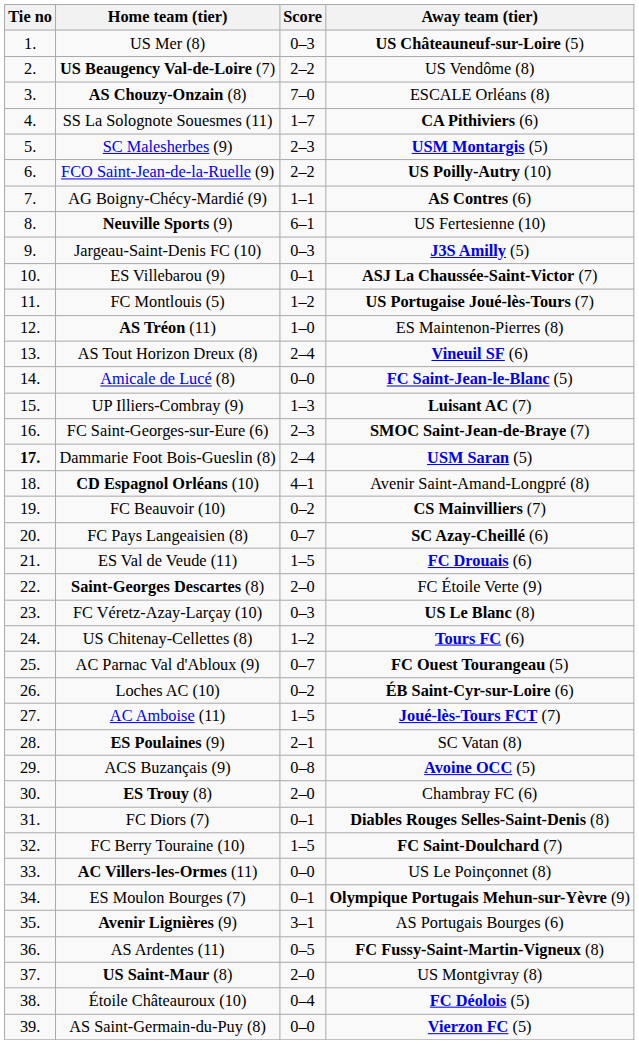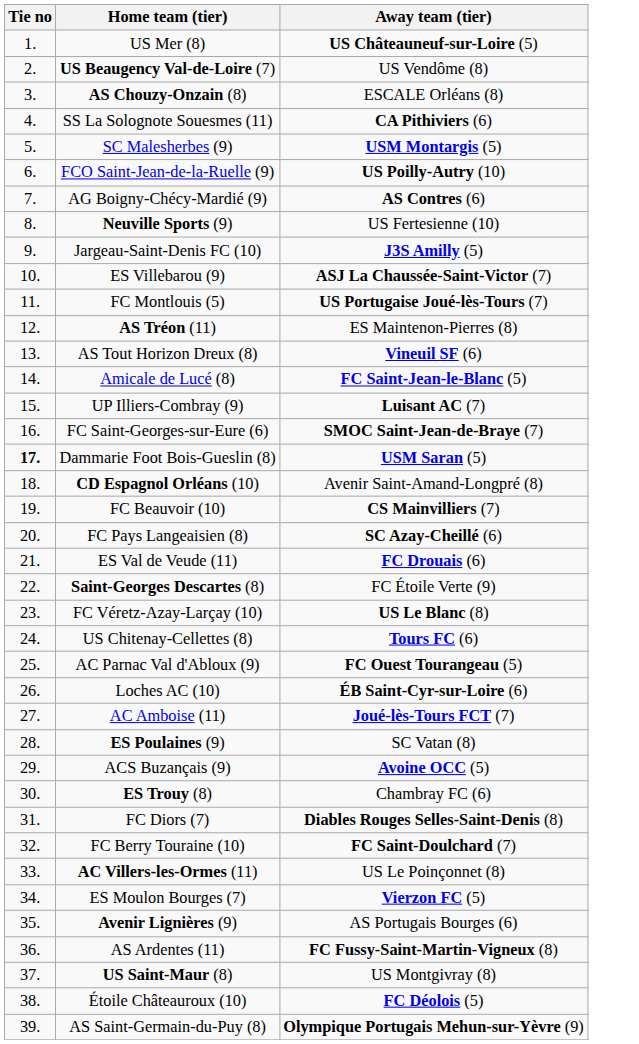- column: (303, 17)
(480, 897) Olympique Portugais Mehun-sur-Yèvre (9) -> (433, 897) Vierzon FC (5)
(480, 1026) Vierzon FC (5) -> (433, 1026) Olympique Portugais Mehun-sur-Yèvre (9)
